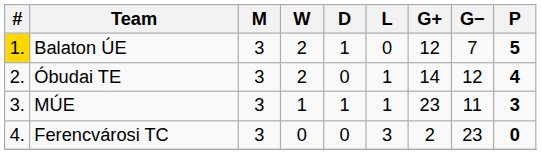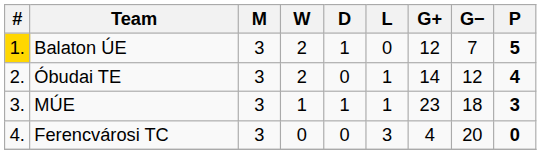(472, 105) 11 -> (472, 105) 18
(430, 134) 2 -> (430, 134) 4
(472, 134) 23 -> (472, 134) 20
